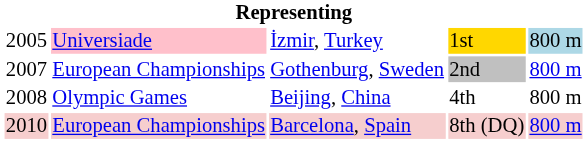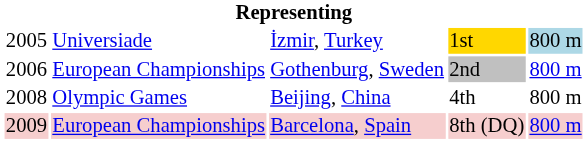(102, 40) pink background -> (102, 40) no background
(27, 69) 2007 -> (27, 69) 2006
(27, 125) 2010 -> (27, 125) 2009
